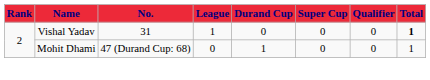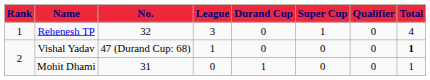+ row: (66, 31)
(146, 31) 31 -> (146, 49) 47 (Durand Cup: 68)
(146, 49) 47 (Durand Cup: 68) -> (146, 66) 31
